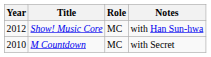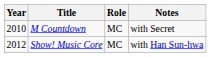rows swapped: (58, 44) <-> (67, 28)
